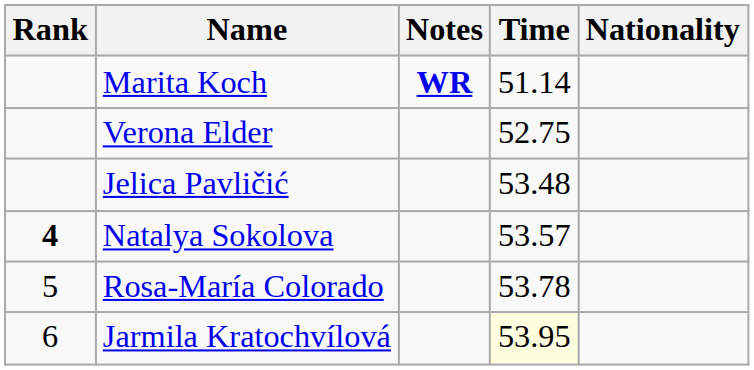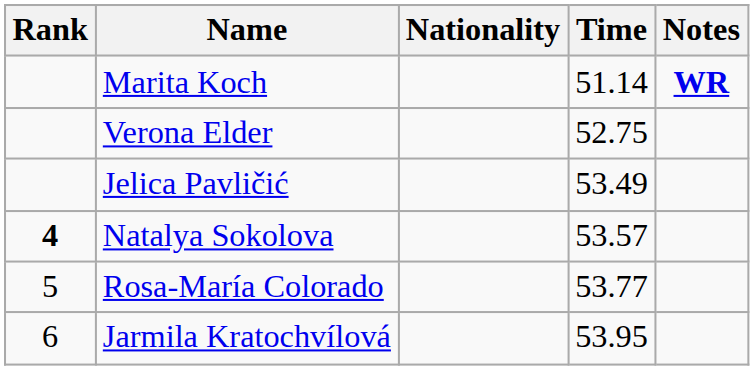columns swapped: (663, 30) <-> (444, 30)
(534, 183) 53.48 -> (612, 183) 53.49
(534, 286) 53.78 -> (612, 286) 53.77
(534, 337) lightyellow background -> (612, 337) no background
